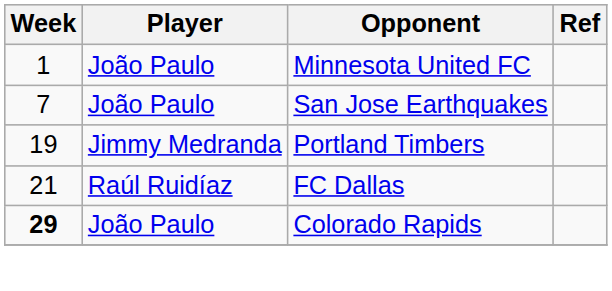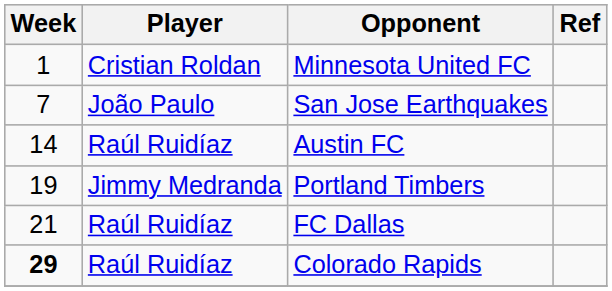(151, 64) João Paulo -> (174, 64) Cristian Roldan
+ row: (349, 144)
(151, 225) João Paulo -> (160, 265) Raúl Ruidíaz
